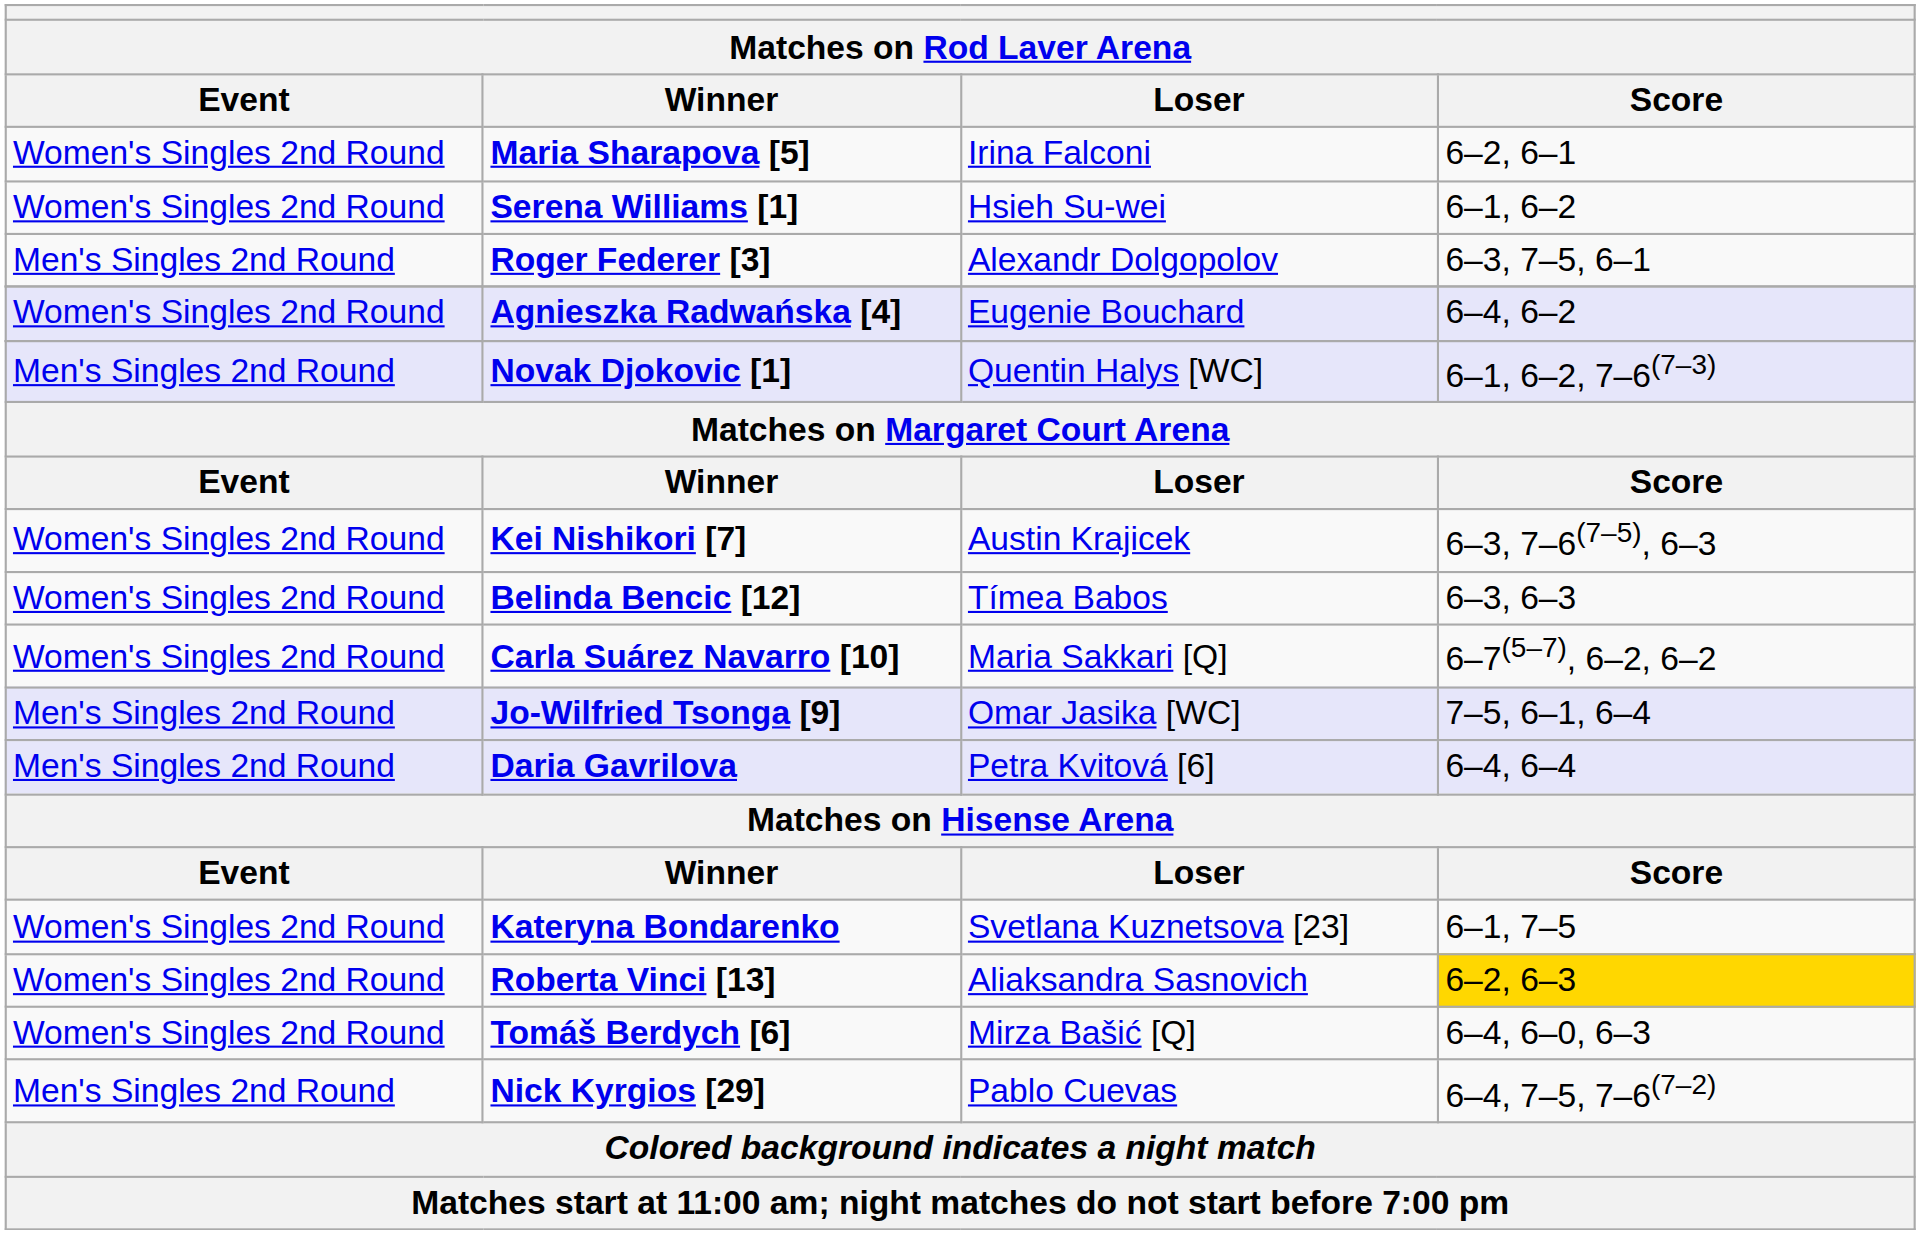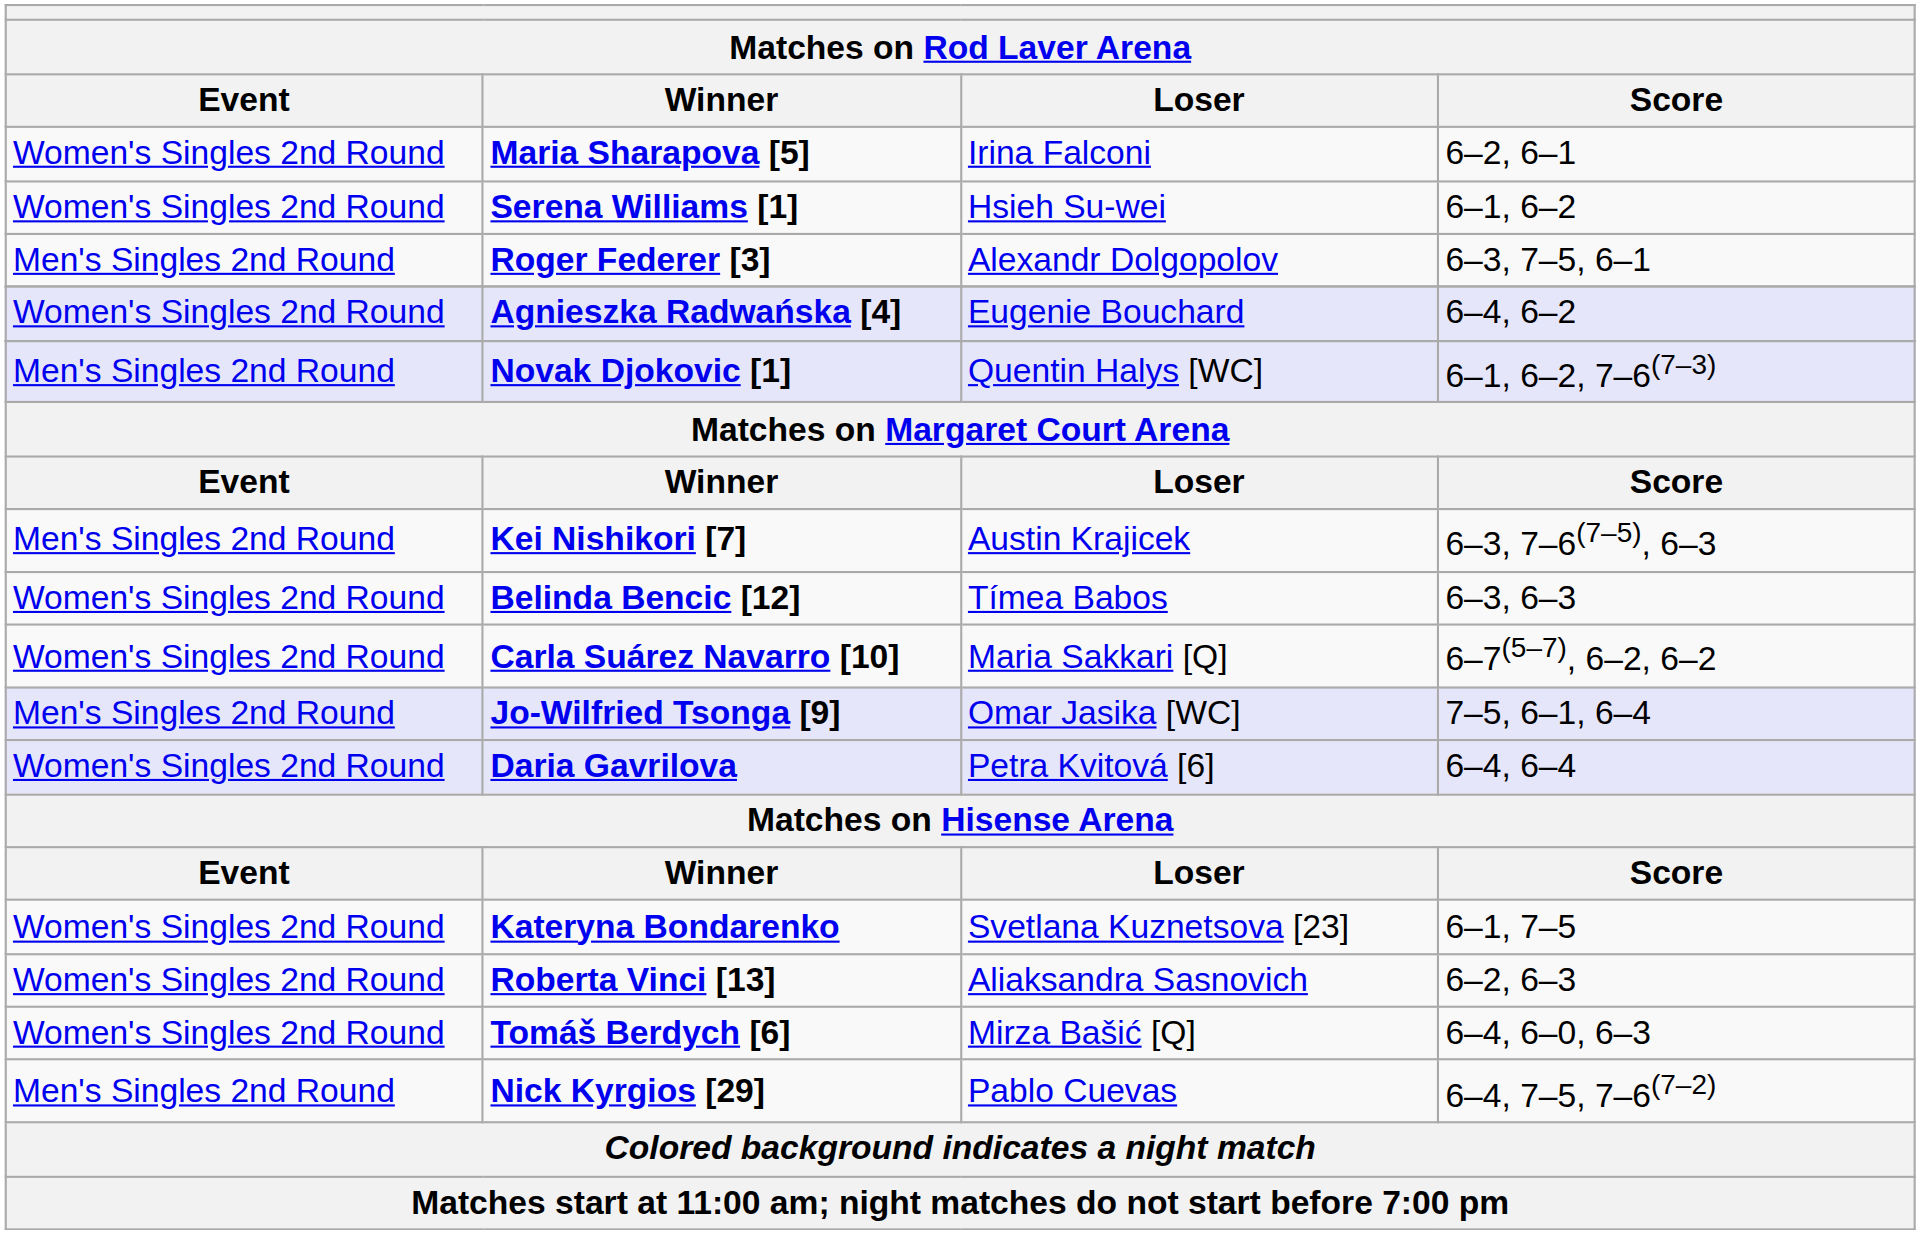(229, 539) Women's Singles 2nd Round -> (204, 539) Men's Singles 2nd Round
(204, 766) Men's Singles 2nd Round -> (229, 766) Women's Singles 2nd Round
(1511, 979) gold background -> (1511, 979) no background
